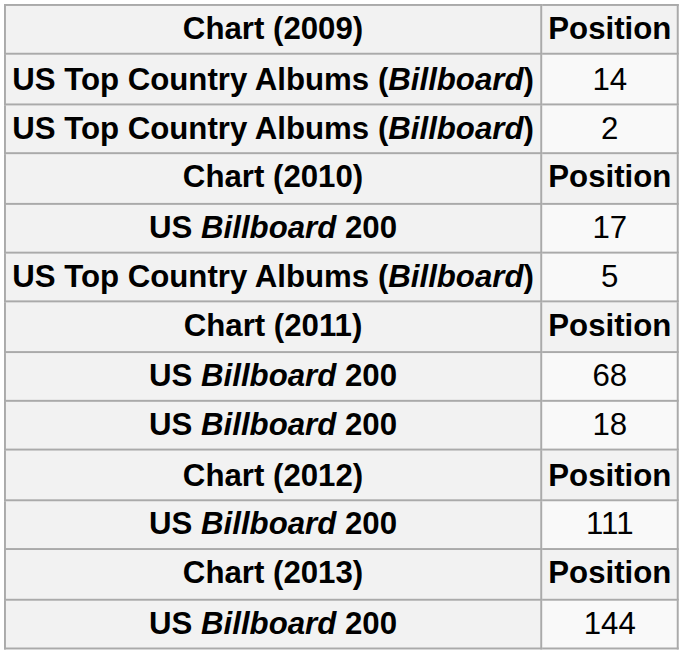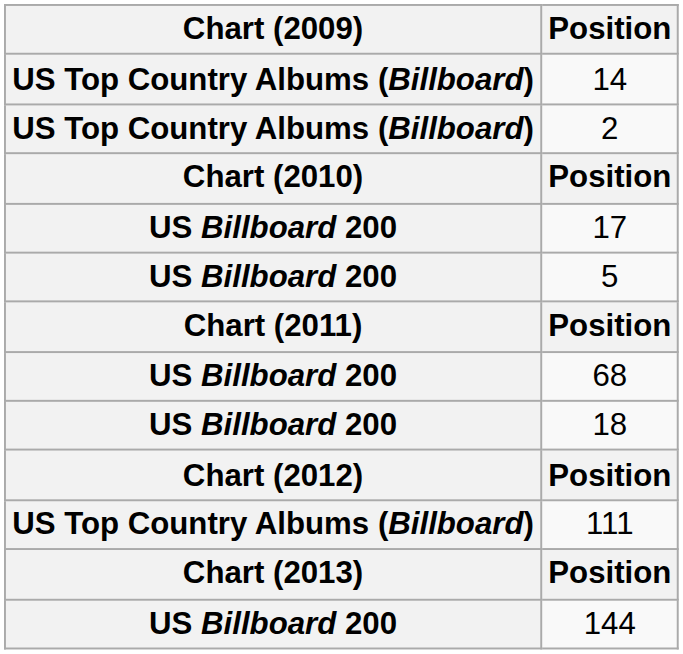(273, 276) US Top Country Albums (Billboard) -> (273, 276) US Billboard 200
(273, 524) US Billboard 200 -> (273, 524) US Top Country Albums (Billboard)
